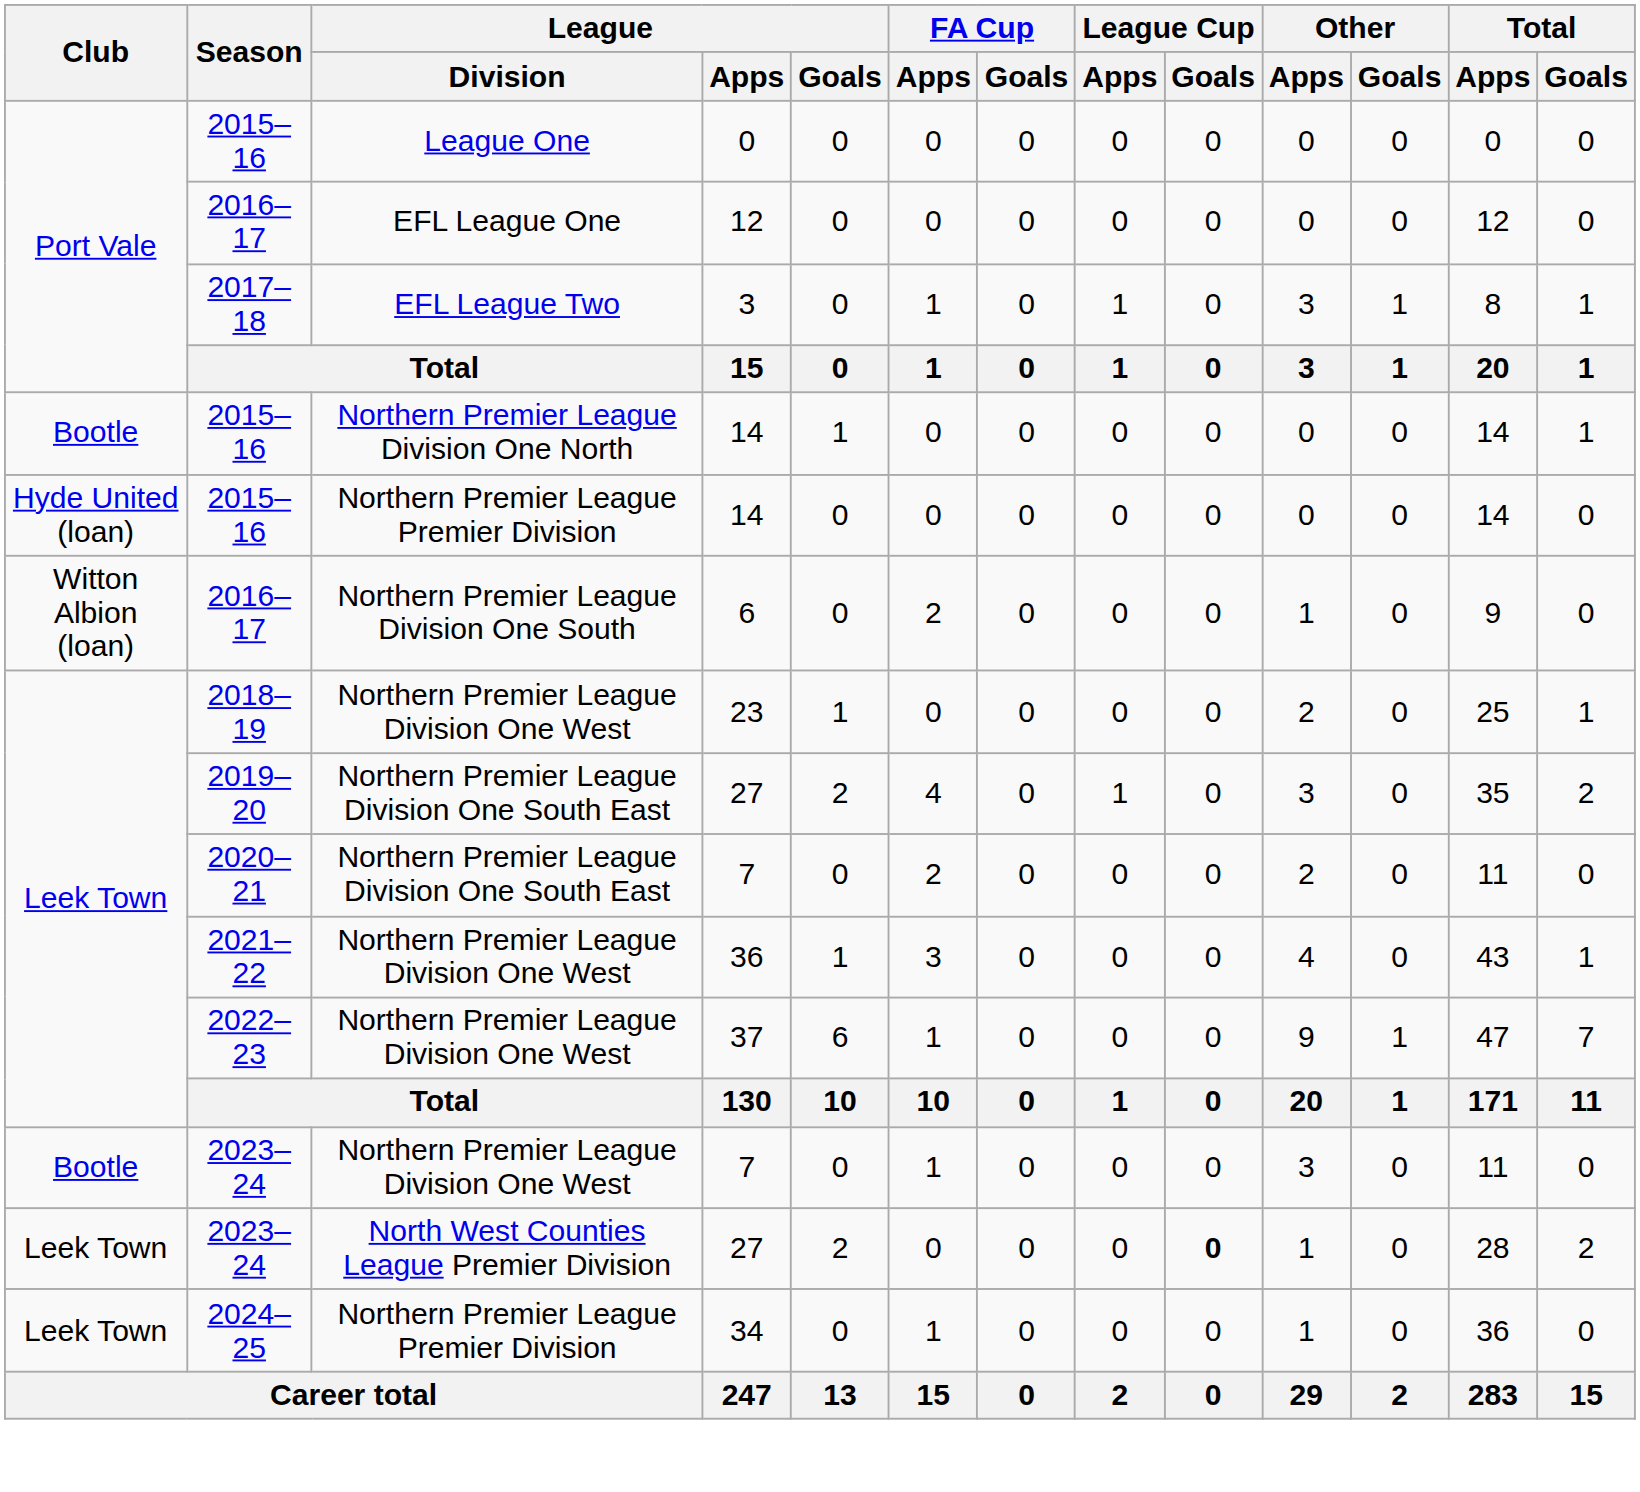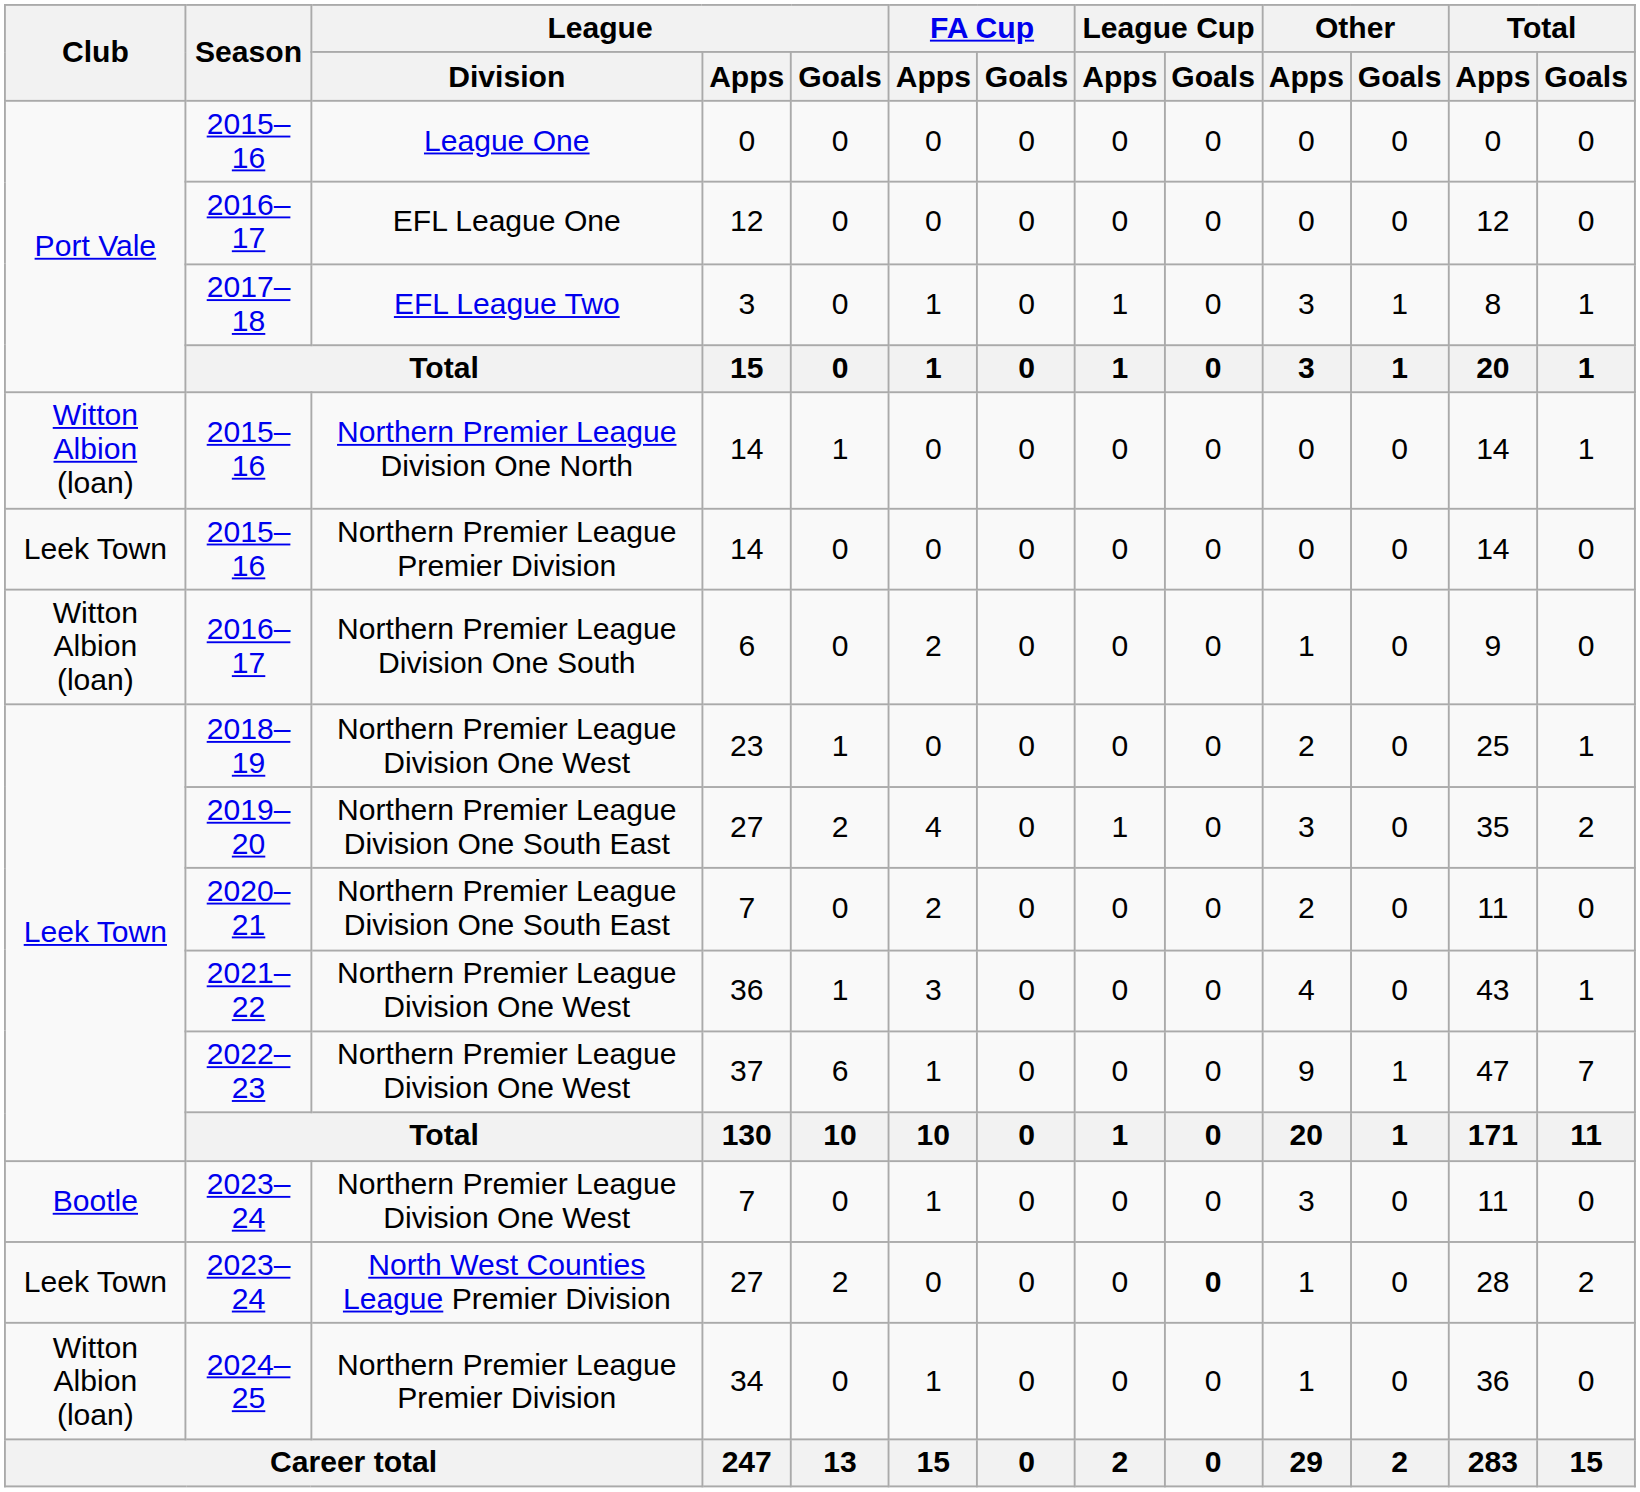(96, 433) Bootle -> (95, 449) Witton Albion (loan)
(96, 514) Hyde United (loan) -> (95, 548) Leek Town
(96, 1330) Leek Town -> (95, 1380) Witton Albion (loan)
